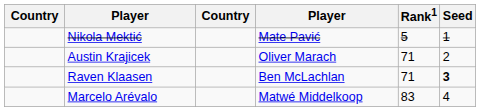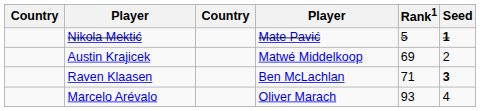(446, 37) normal -> (446, 37) bold
(297, 57) Oliver Marach -> (311, 57) Matwé Middelkoop
(408, 57) 71 -> (408, 57) 69
(311, 96) Matwé Middelkoop -> (297, 96) Oliver Marach
(408, 96) 83 -> (408, 96) 93
